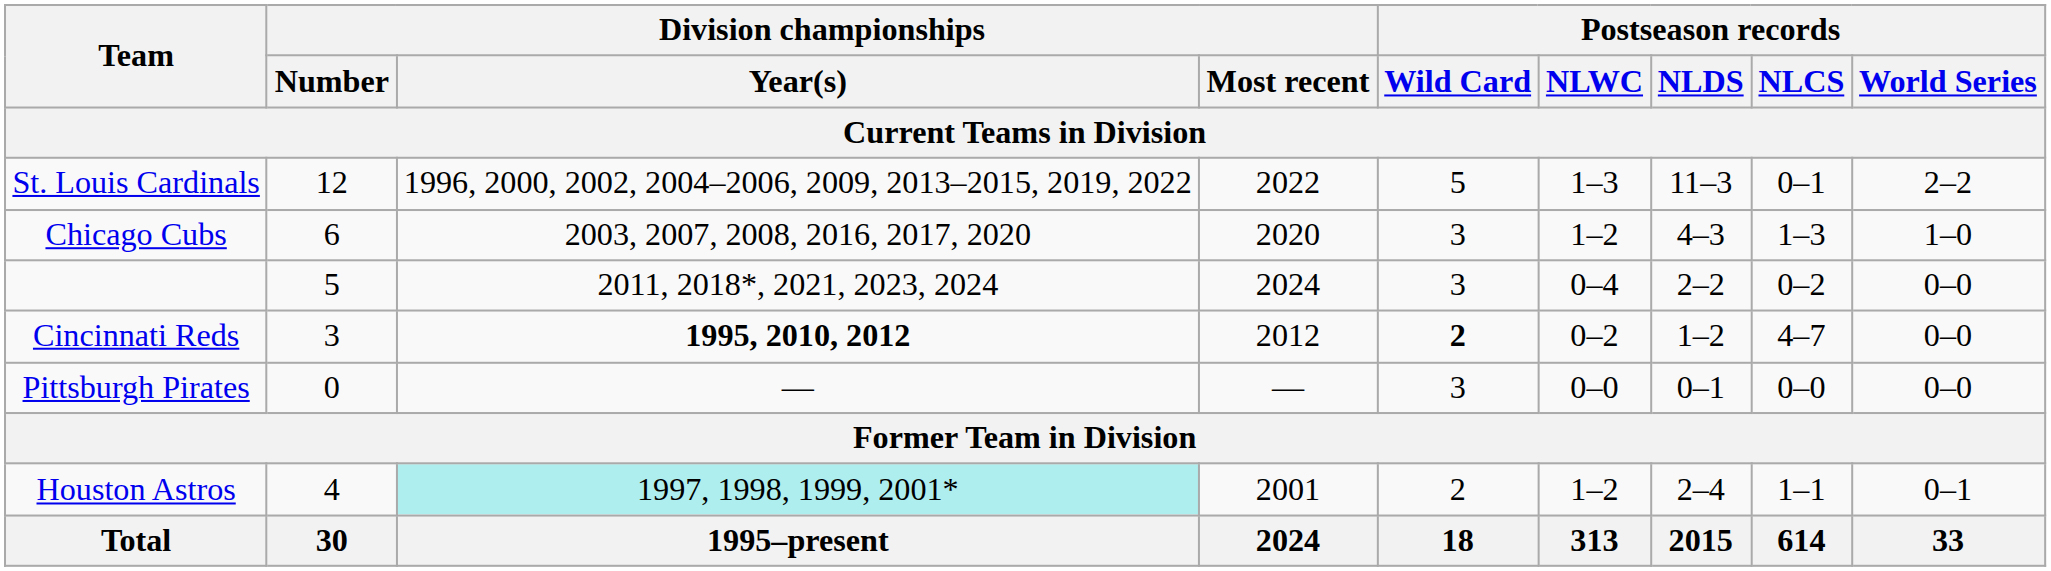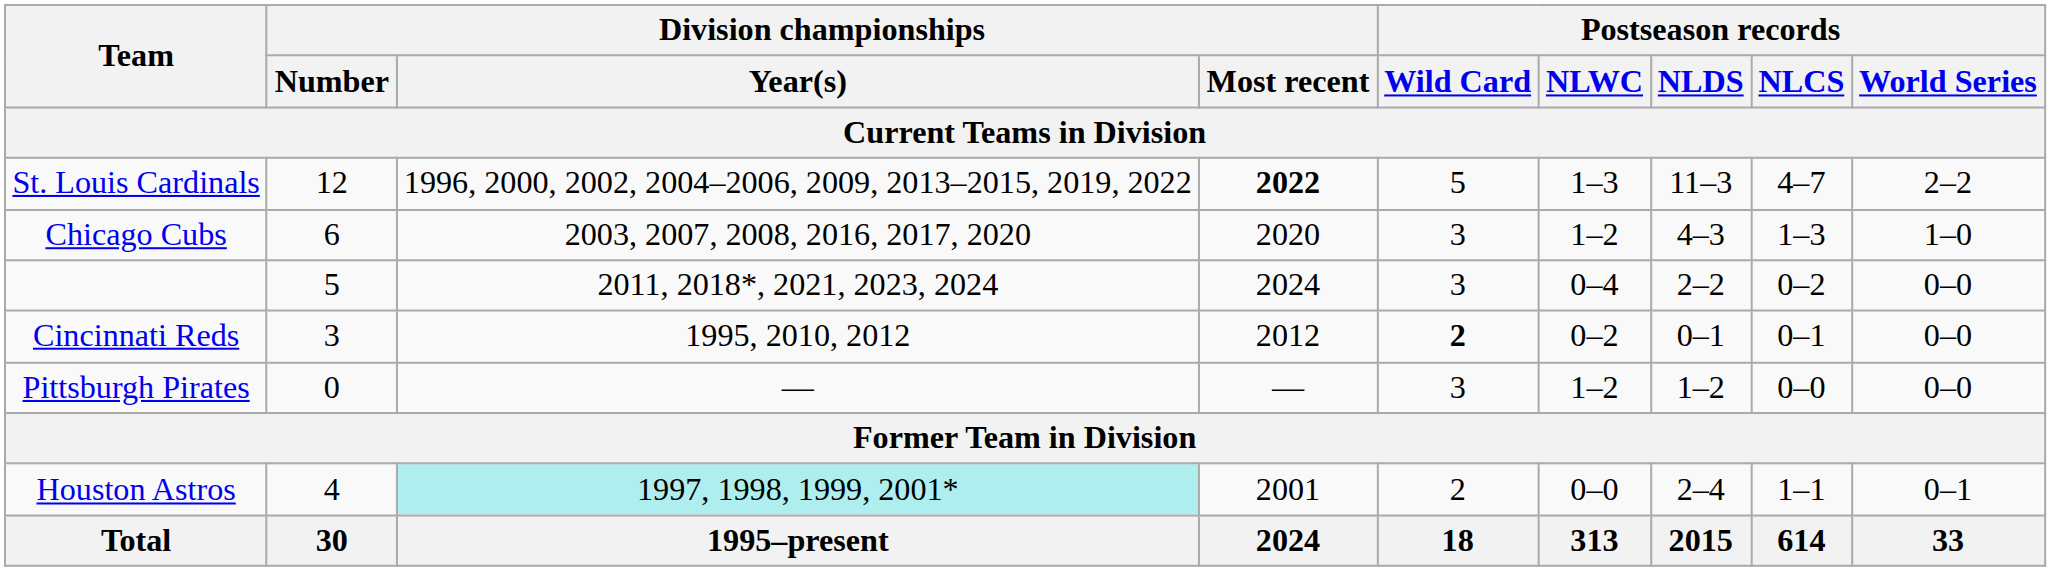(1288, 183) normal -> (1288, 183) bold
(1801, 183) 0–1 -> (1801, 183) 4–7
(798, 336) bold -> (798, 336) normal
(1701, 336) 1–2 -> (1701, 336) 0–1
(1801, 336) 4–7 -> (1801, 336) 0–1
(1594, 387) 0–0 -> (1594, 387) 1–2
(1701, 387) 0–1 -> (1701, 387) 1–2
(1594, 489) 1–2 -> (1594, 489) 0–0
